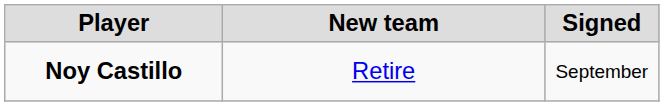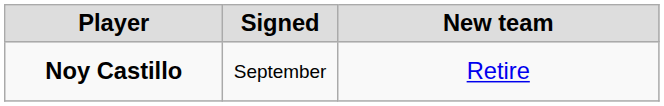columns swapped: (602, 23) <-> (384, 23)
